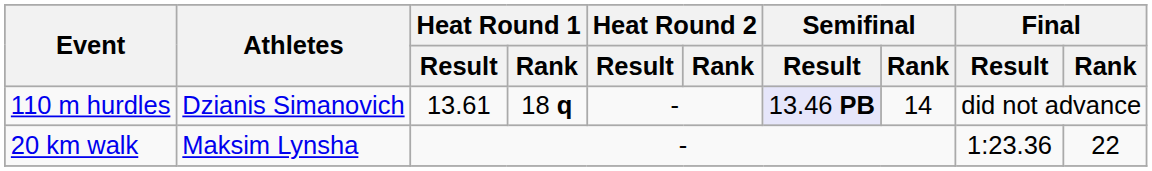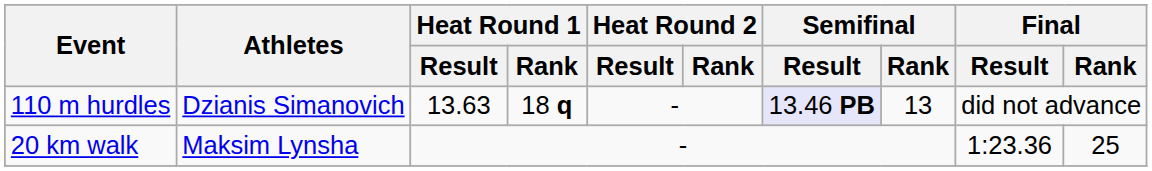(459, 106) 13.61 -> (459, 106) 13.63
(918, 106) 14 -> (918, 106) 13
(1105, 146) 22 -> (1105, 146) 25
